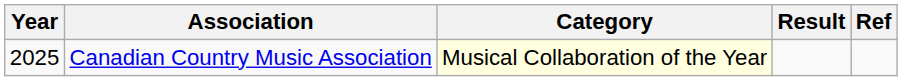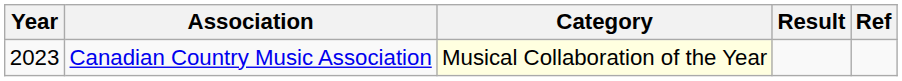(35, 57) 2025 -> (35, 57) 2023
